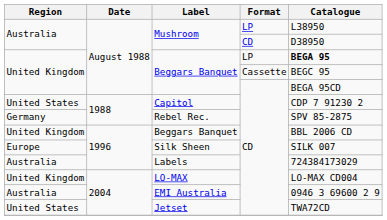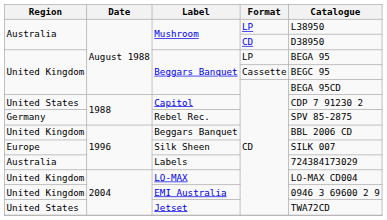(310, 57) bold -> (310, 57) normal
(32, 192) Australia -> (45, 192) United Kingdom
